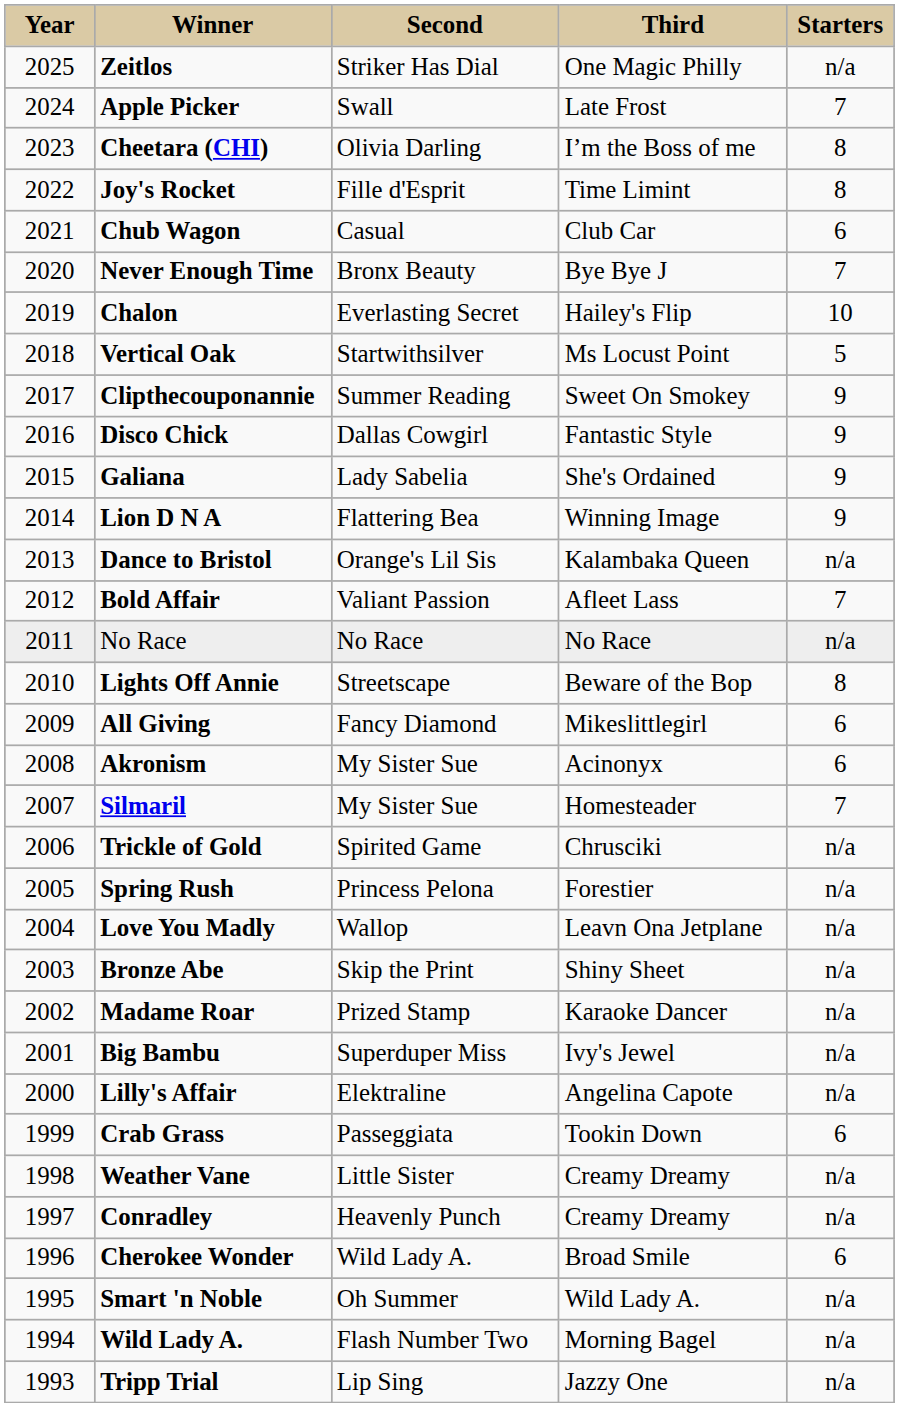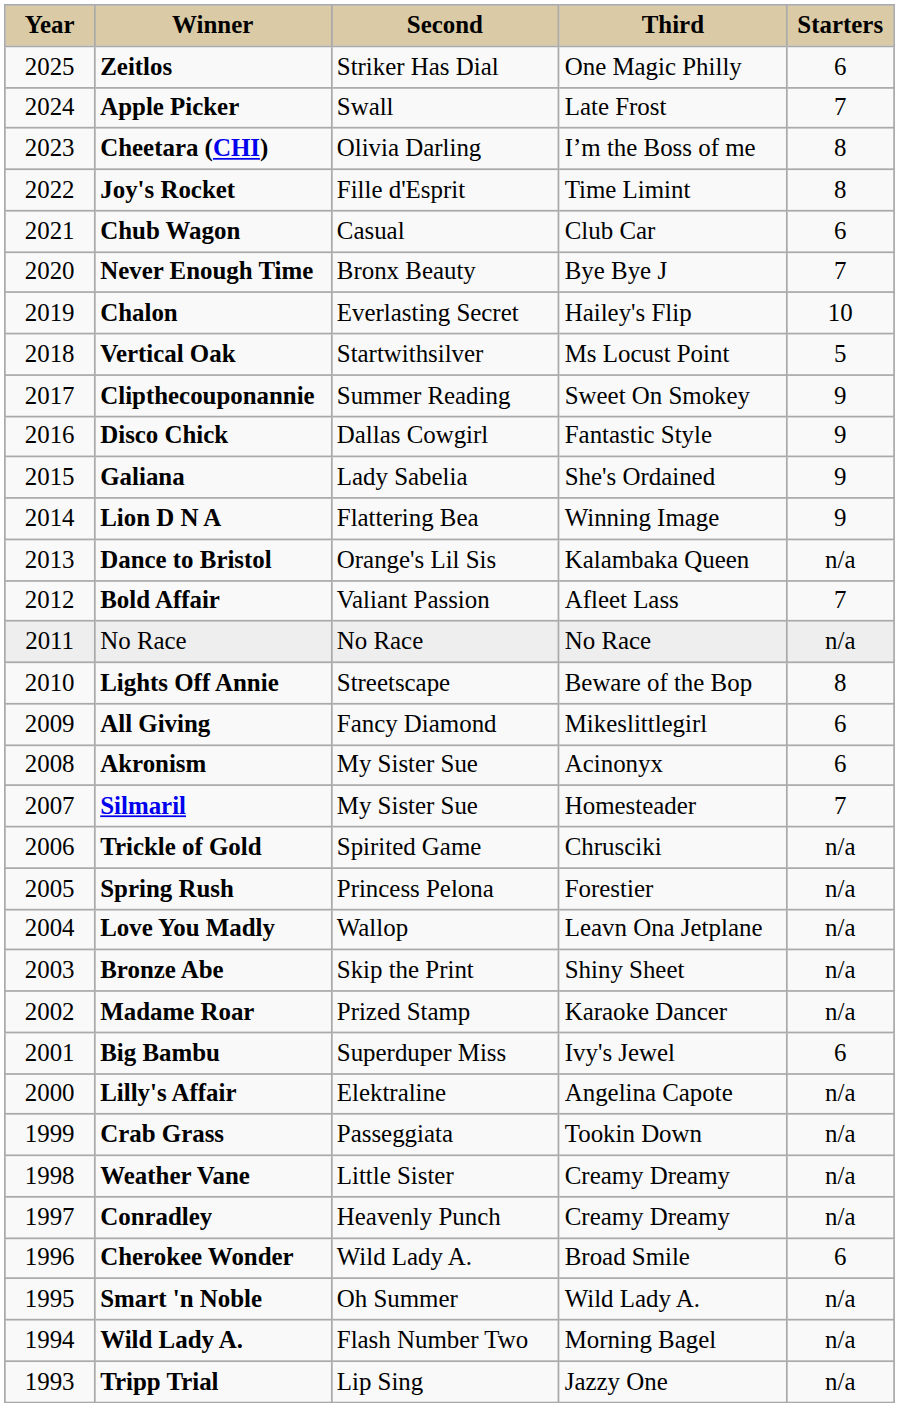(840, 66) n/a -> (840, 66) 6
(840, 1052) n/a -> (840, 1052) 6
(840, 1134) 6 -> (840, 1134) n/a
